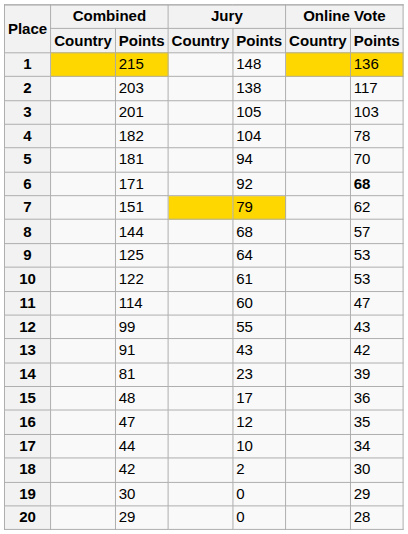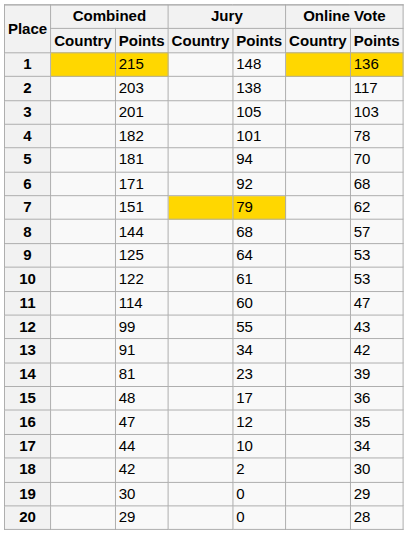(249, 136) 104 -> (249, 136) 101
(362, 183) bold -> (362, 183) normal
(245, 350) 43 -> (245, 350) 34
